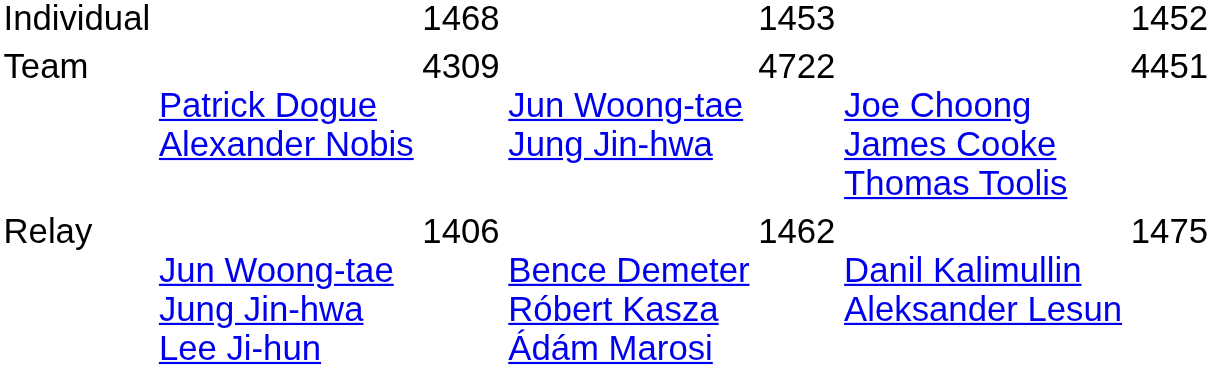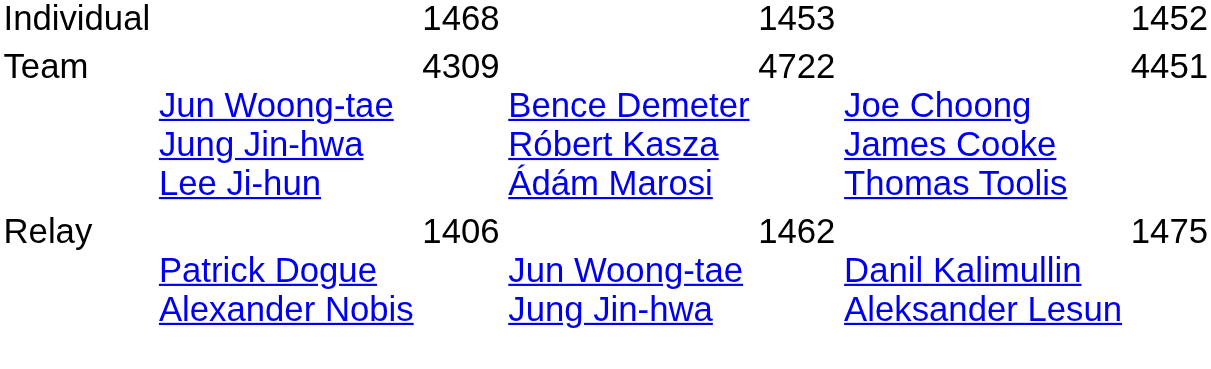(286, 124) Patrick Dogue Alexander Nobis -> (276, 144) Jun Woong-tae Jung Jin-hwa Lee Ji-hun
(626, 124) Jun Woong-tae Jung Jin-hwa -> (629, 144) Bence Demeter Róbert Kasza Ádám Marosi
(276, 309) Jun Woong-tae Jung Jin-hwa Lee Ji-hun -> (286, 289) Patrick Dogue Alexander Nobis
(629, 309) Bence Demeter Róbert Kasza Ádám Marosi -> (626, 289) Jun Woong-tae Jung Jin-hwa
